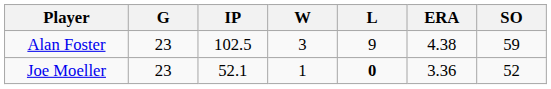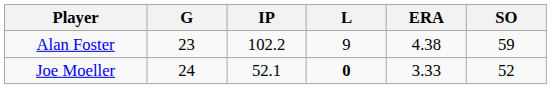- column: (302, 17)
(233, 44) 102.5 -> (267, 44) 102.2
(163, 70) 23 -> (187, 70) 24
(442, 70) 3.36 -> (426, 70) 3.33
